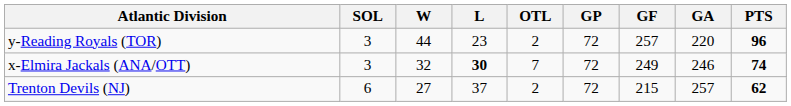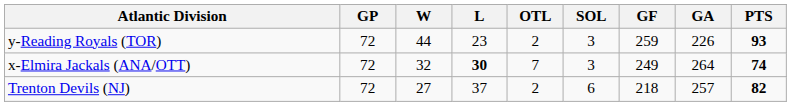columns swapped: (591, 16) <-> (368, 16)
(647, 40) 257 -> (647, 40) 259
(703, 40) 220 -> (703, 40) 226
(759, 40) 96 -> (759, 40) 93
(703, 64) 246 -> (703, 64) 264
(647, 88) 215 -> (647, 88) 218
(759, 88) 62 -> (759, 88) 82
